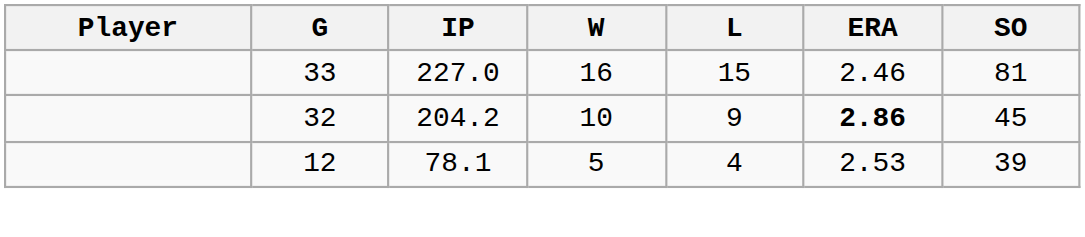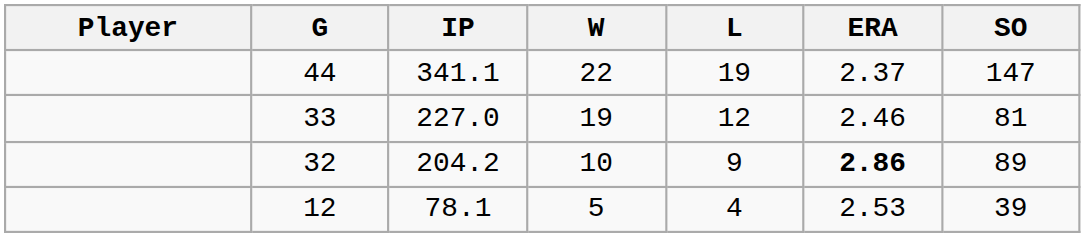+ row: (320, 73)
(596, 73) 16 -> (596, 118) 19
(734, 73) 15 -> (734, 118) 12
(1011, 118) 45 -> (1011, 164) 89
